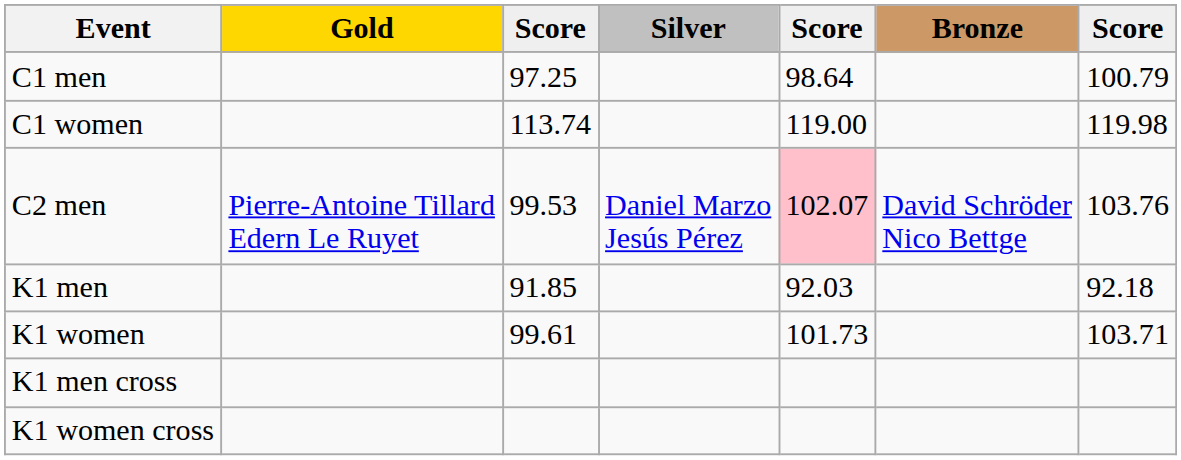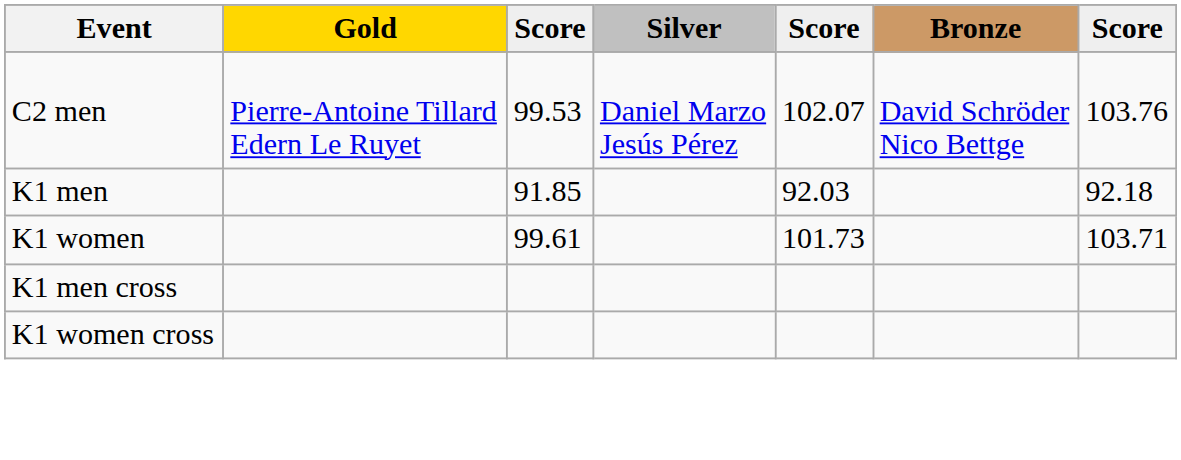- row: (59, 76)
- row: (77, 123)
(827, 205) pink background -> (823, 109) no background
